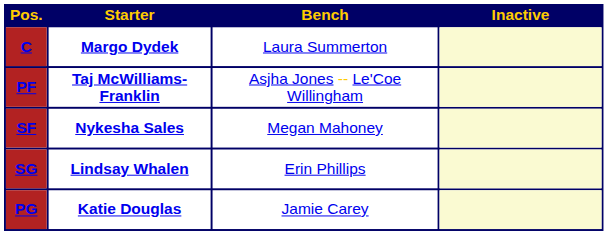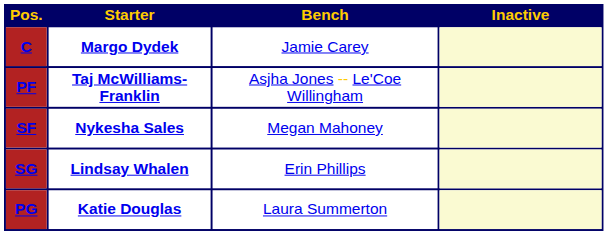(325, 46) Laura Summerton -> (325, 46) Jamie Carey
(325, 209) Jamie Carey -> (325, 209) Laura Summerton
